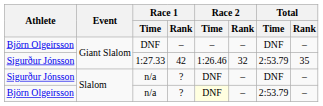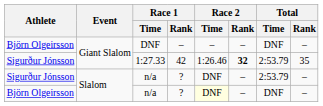(243, 61) normal -> (243, 61) bold
(274, 77) DNF -> (274, 77) 2:53.79
(274, 93) 2:53.79 -> (274, 93) DNF
